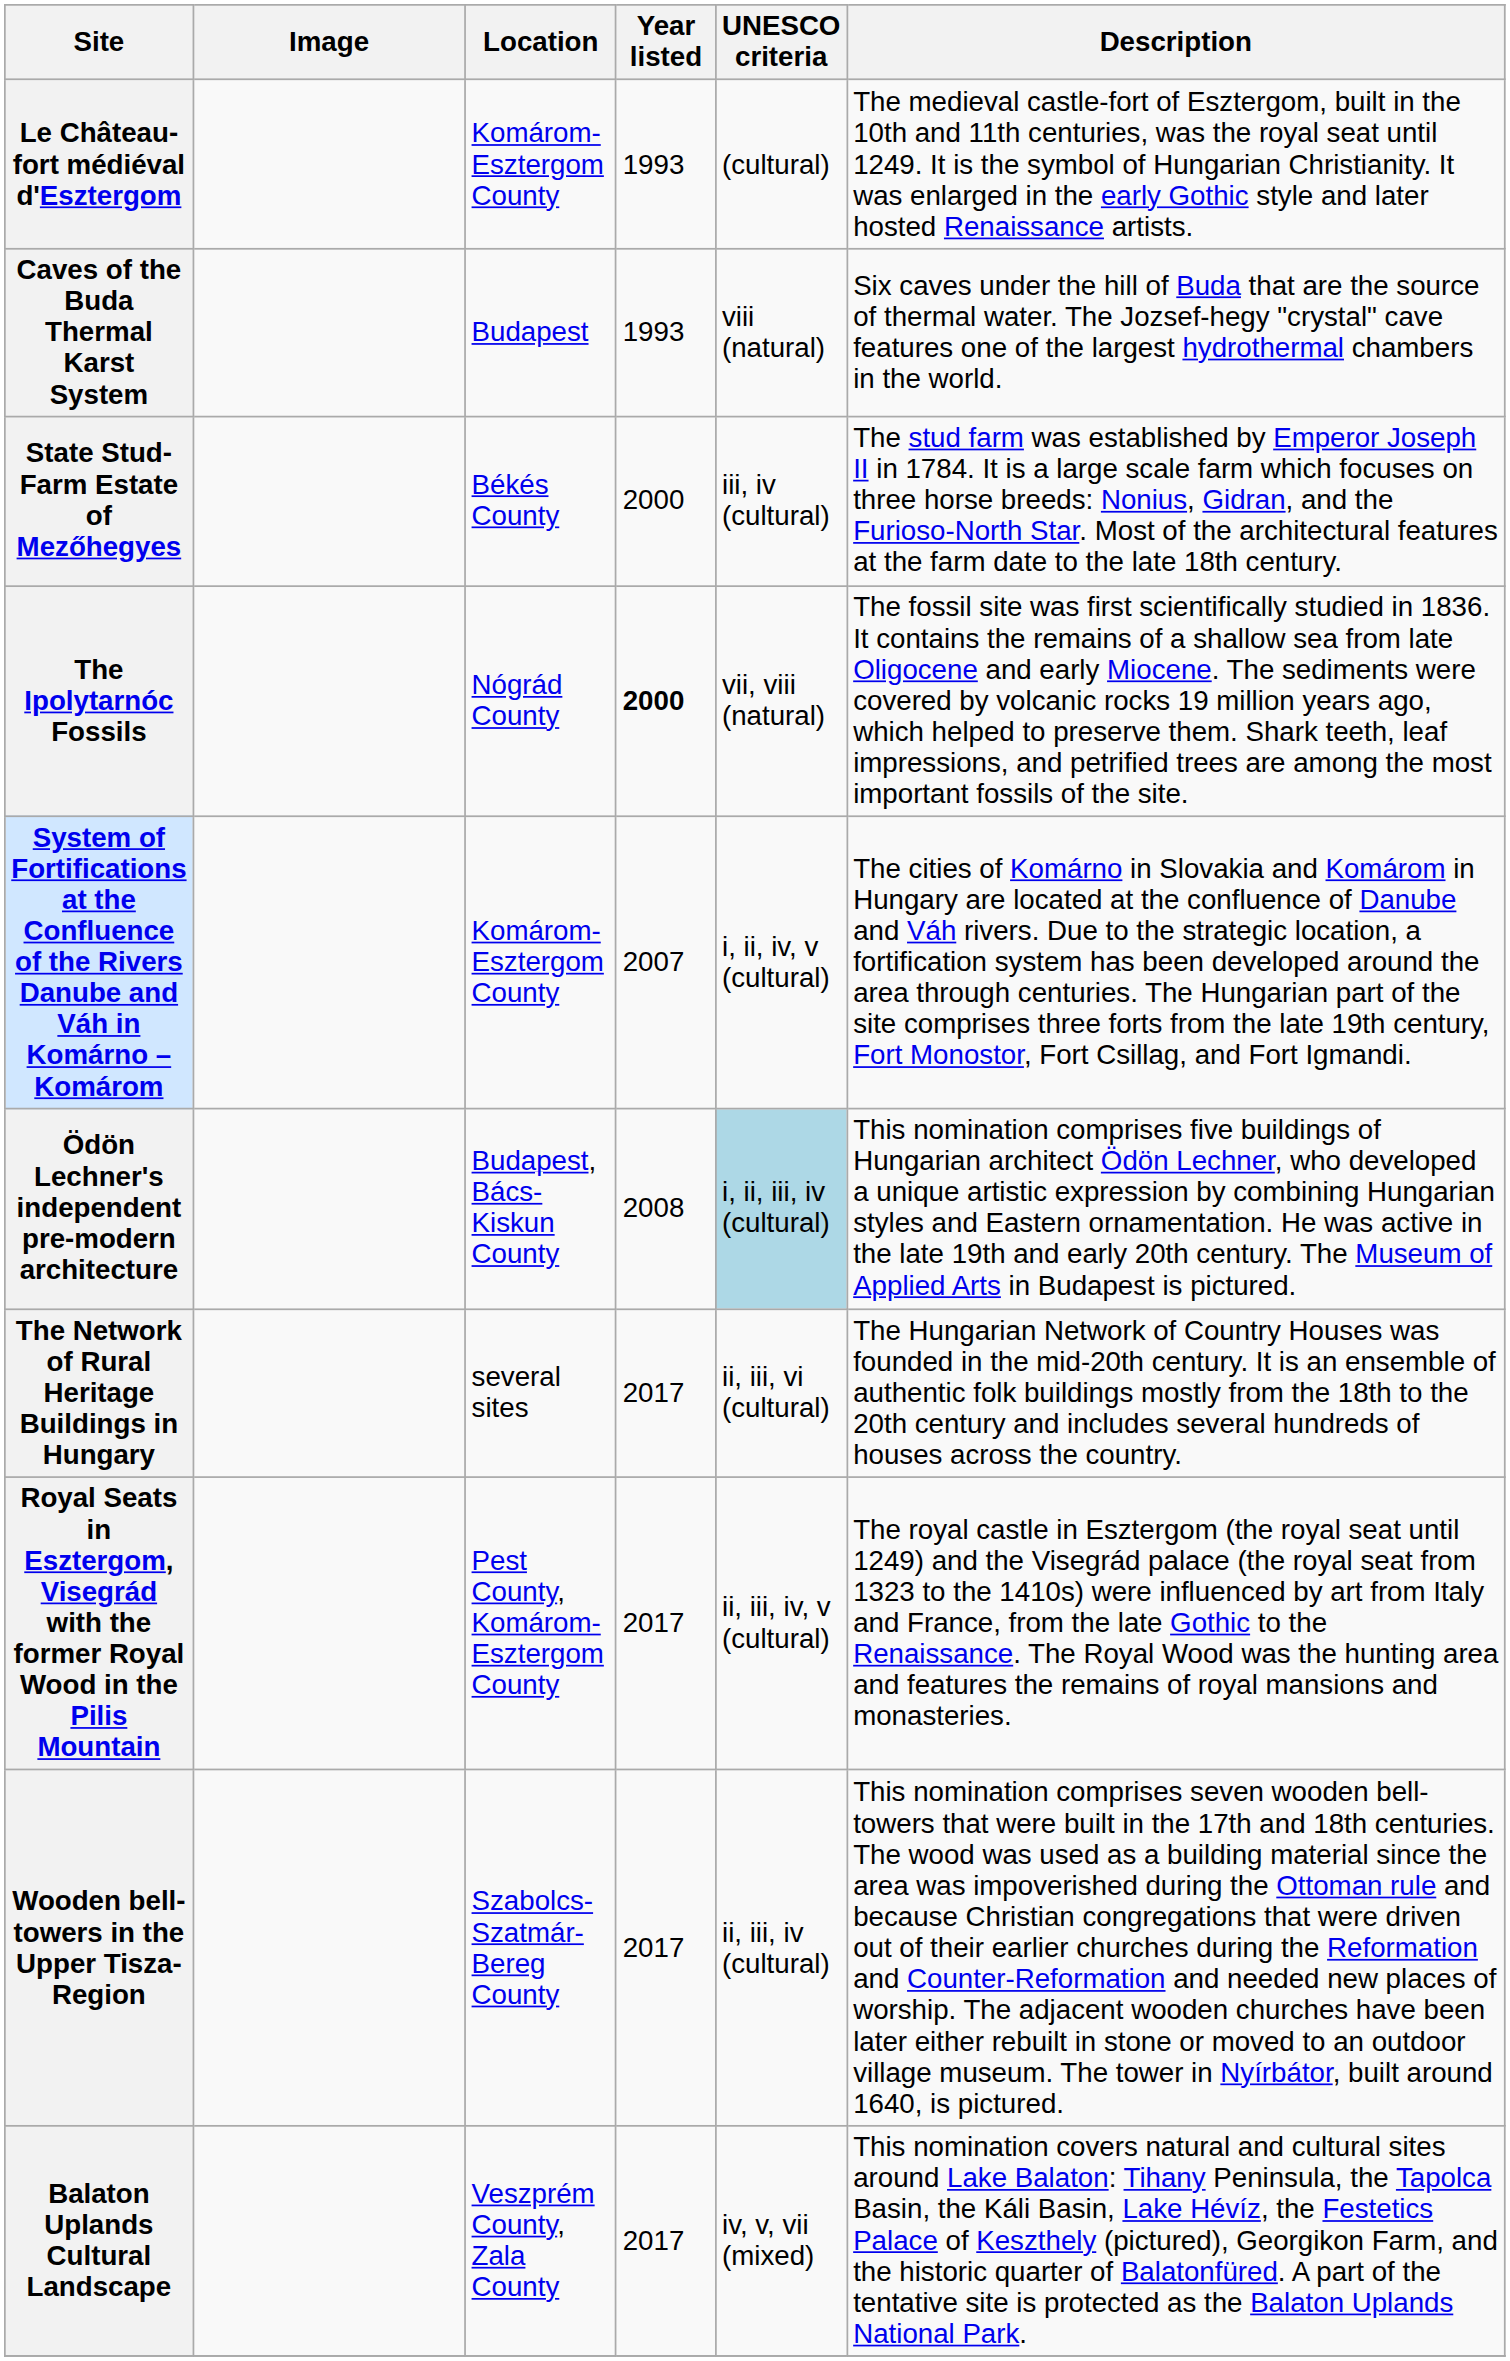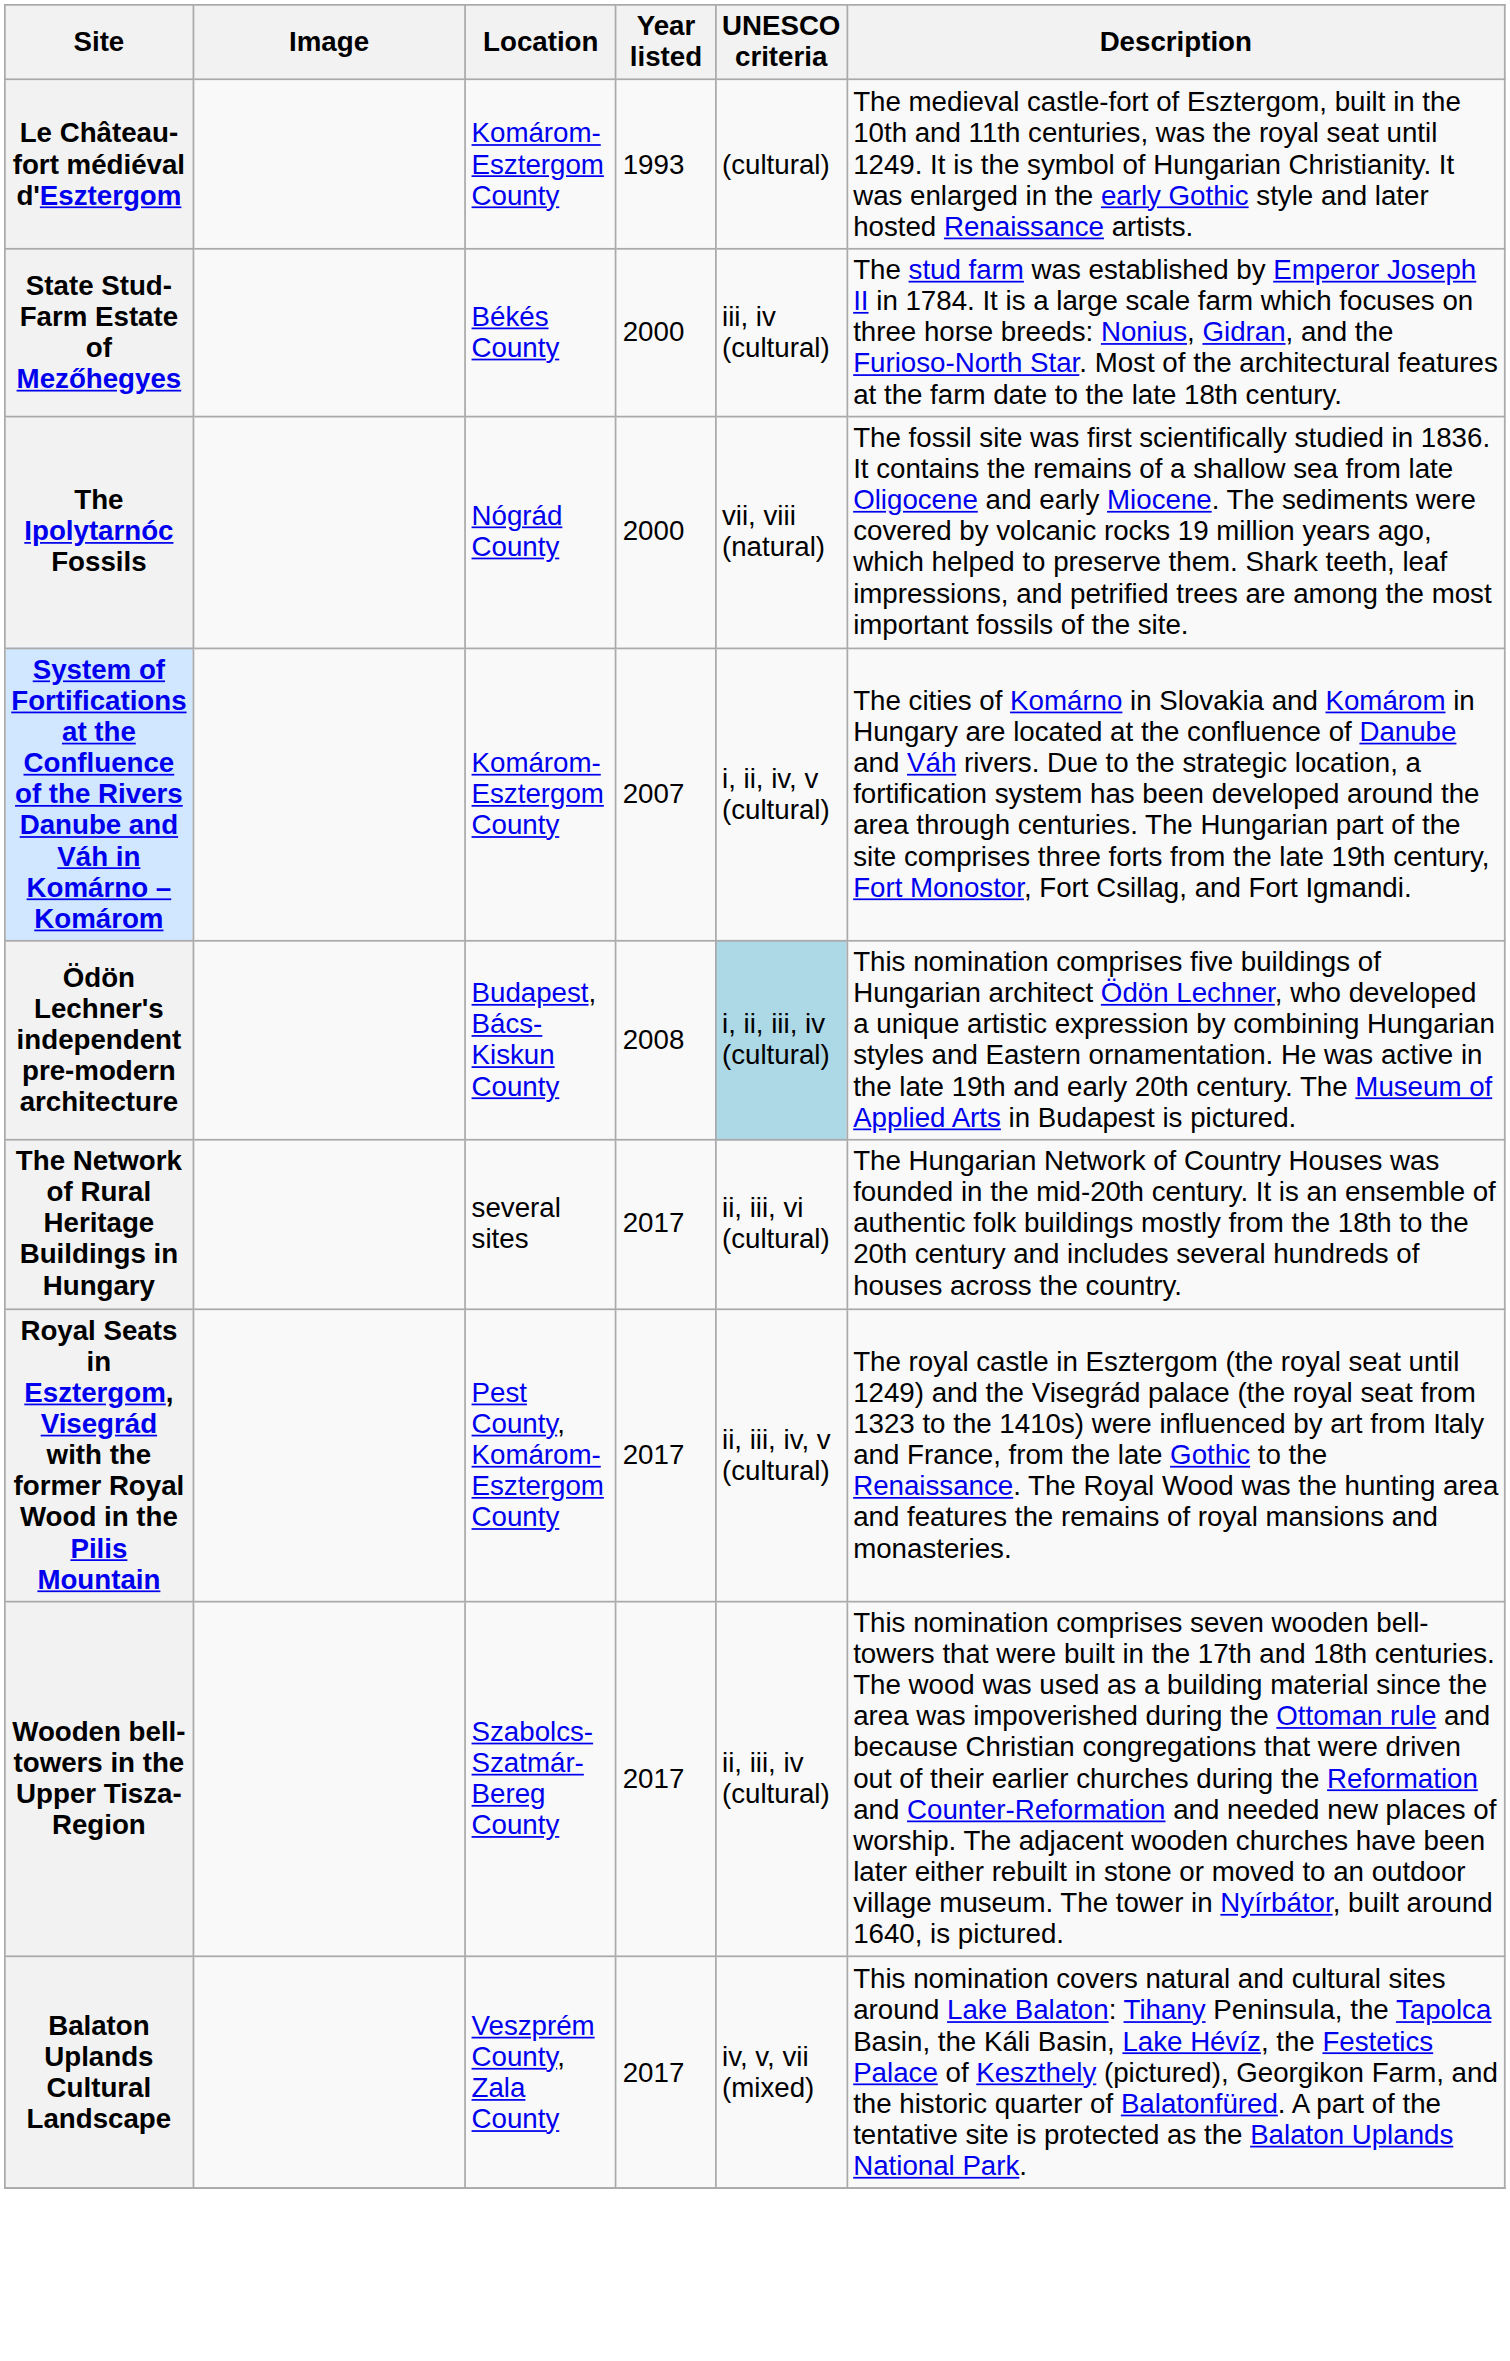- row: (99, 332)
(654, 700) bold -> (654, 531) normal
